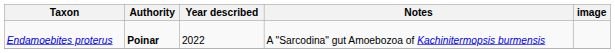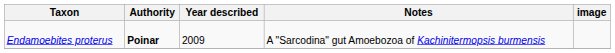(193, 40) 2022 -> (193, 40) 2009
